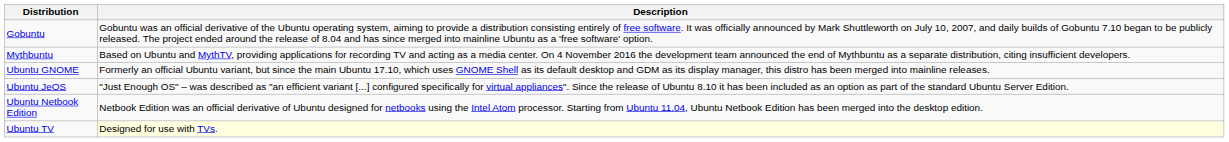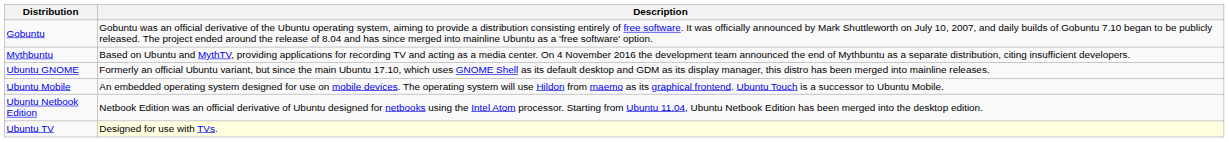- row: (36, 86)
+ row: (39, 86)
